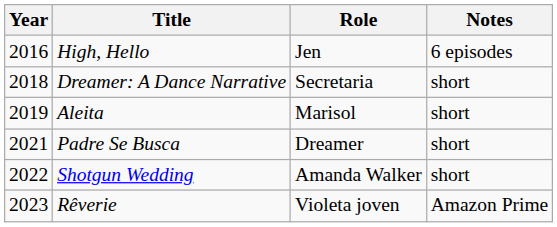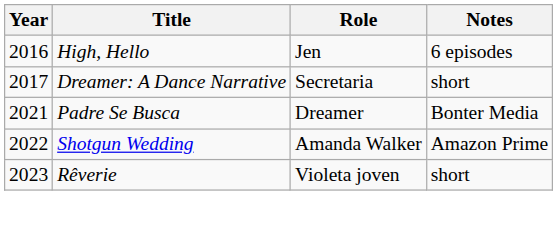(29, 81) 2018 -> (29, 81) 2017
- row: (80, 112)
(450, 143) short -> (485, 112) Bonter Media
(450, 174) short -> (489, 143) Amazon Prime
(489, 205) Amazon Prime -> (450, 174) short
